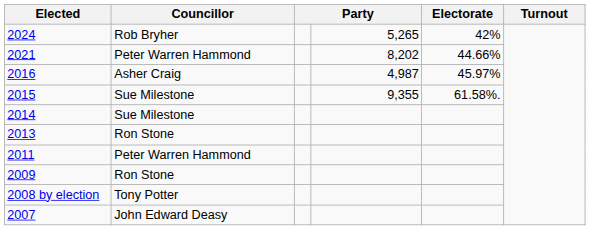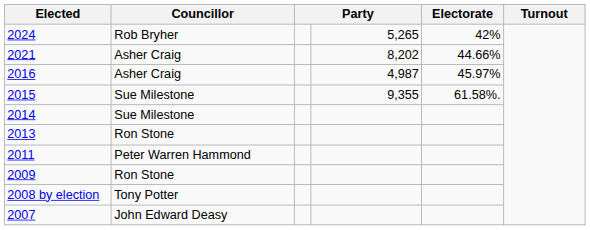(183, 54) Peter Warren Hammond -> (148, 54) Asher Craig
